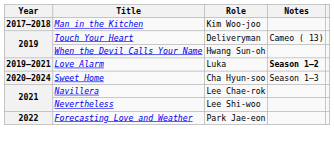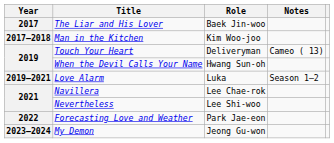+ row: (109, 24)
(294, 64) bold -> (294, 78) normal
- row: (79, 78)
+ row: (74, 131)
